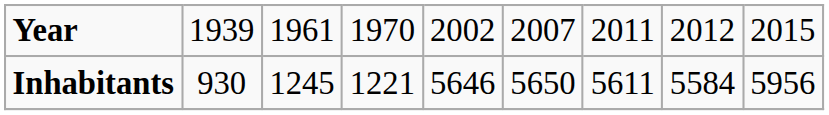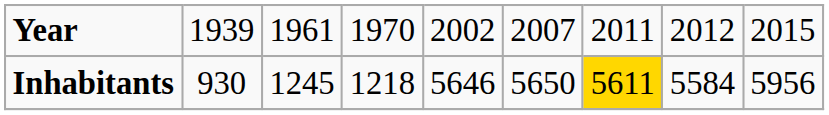(382, 82) 1221 -> (382, 82) 1218
(623, 82) no background -> (623, 82) gold background
